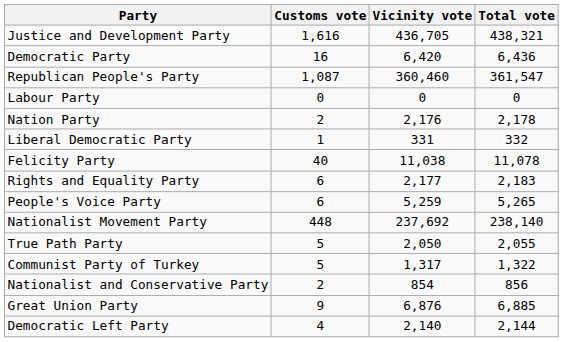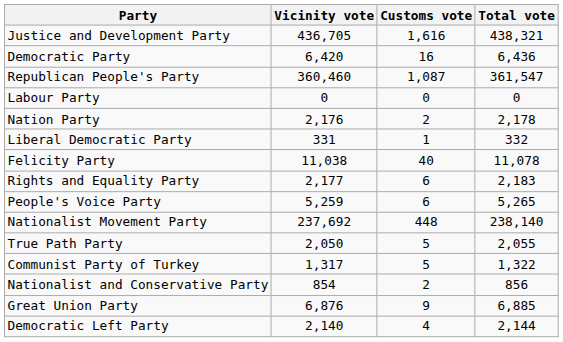columns swapped: (422, 15) <-> (320, 15)
